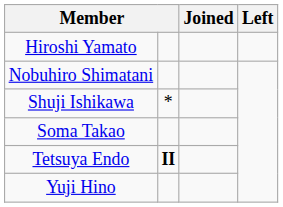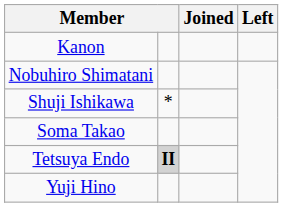- row: (81, 46)
+ row: (81, 46)
(168, 159) no background -> (168, 159) lightgrey background
